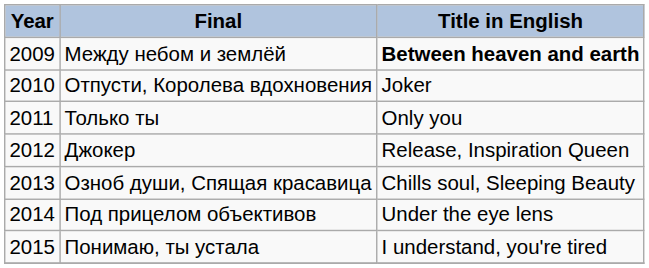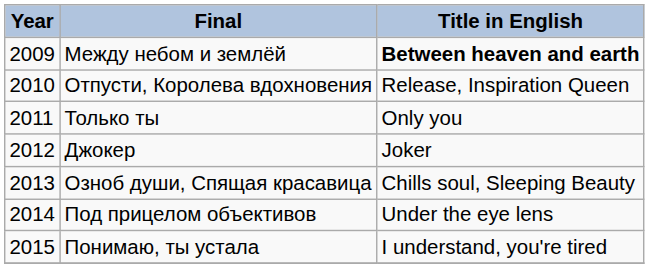(407, 86) Joker -> (505, 86) Release, Inspiration Queen
(505, 150) Release, Inspiration Queen -> (407, 150) Joker
